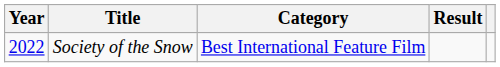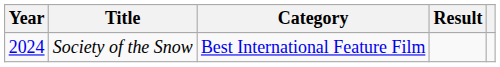(27, 47) 2022 -> (27, 47) 2024
